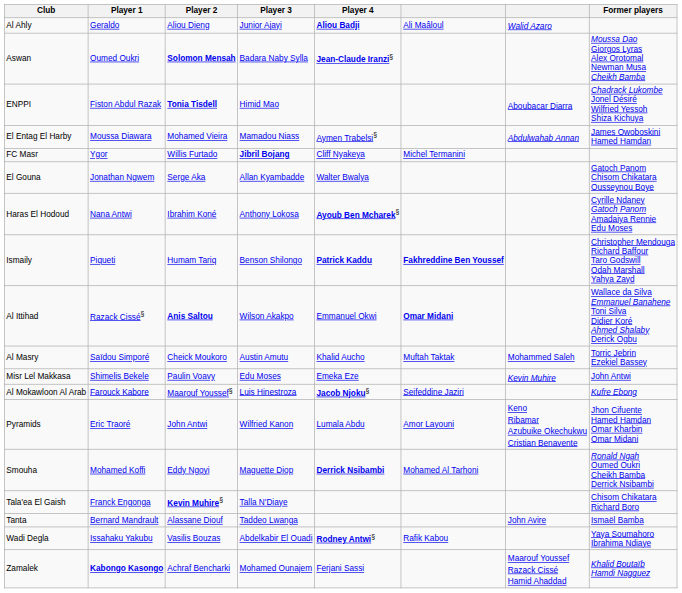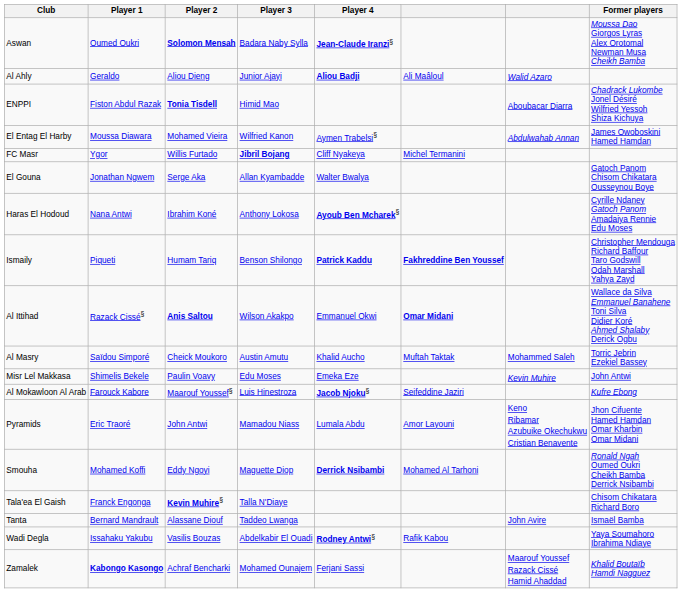rows swapped: (19, 26) <-> (19, 59)
(269, 137) Mamadou Niass -> (266, 137) Wilfried Kanon
(266, 425) Wilfried Kanon -> (269, 425) Mamadou Niass
